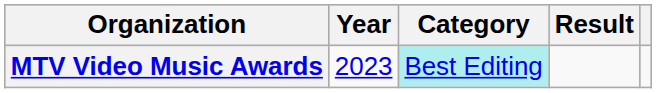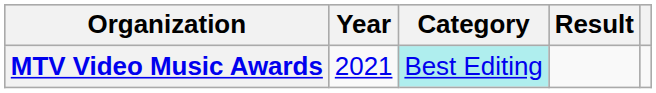(364, 66) 2023 -> (364, 66) 2021
